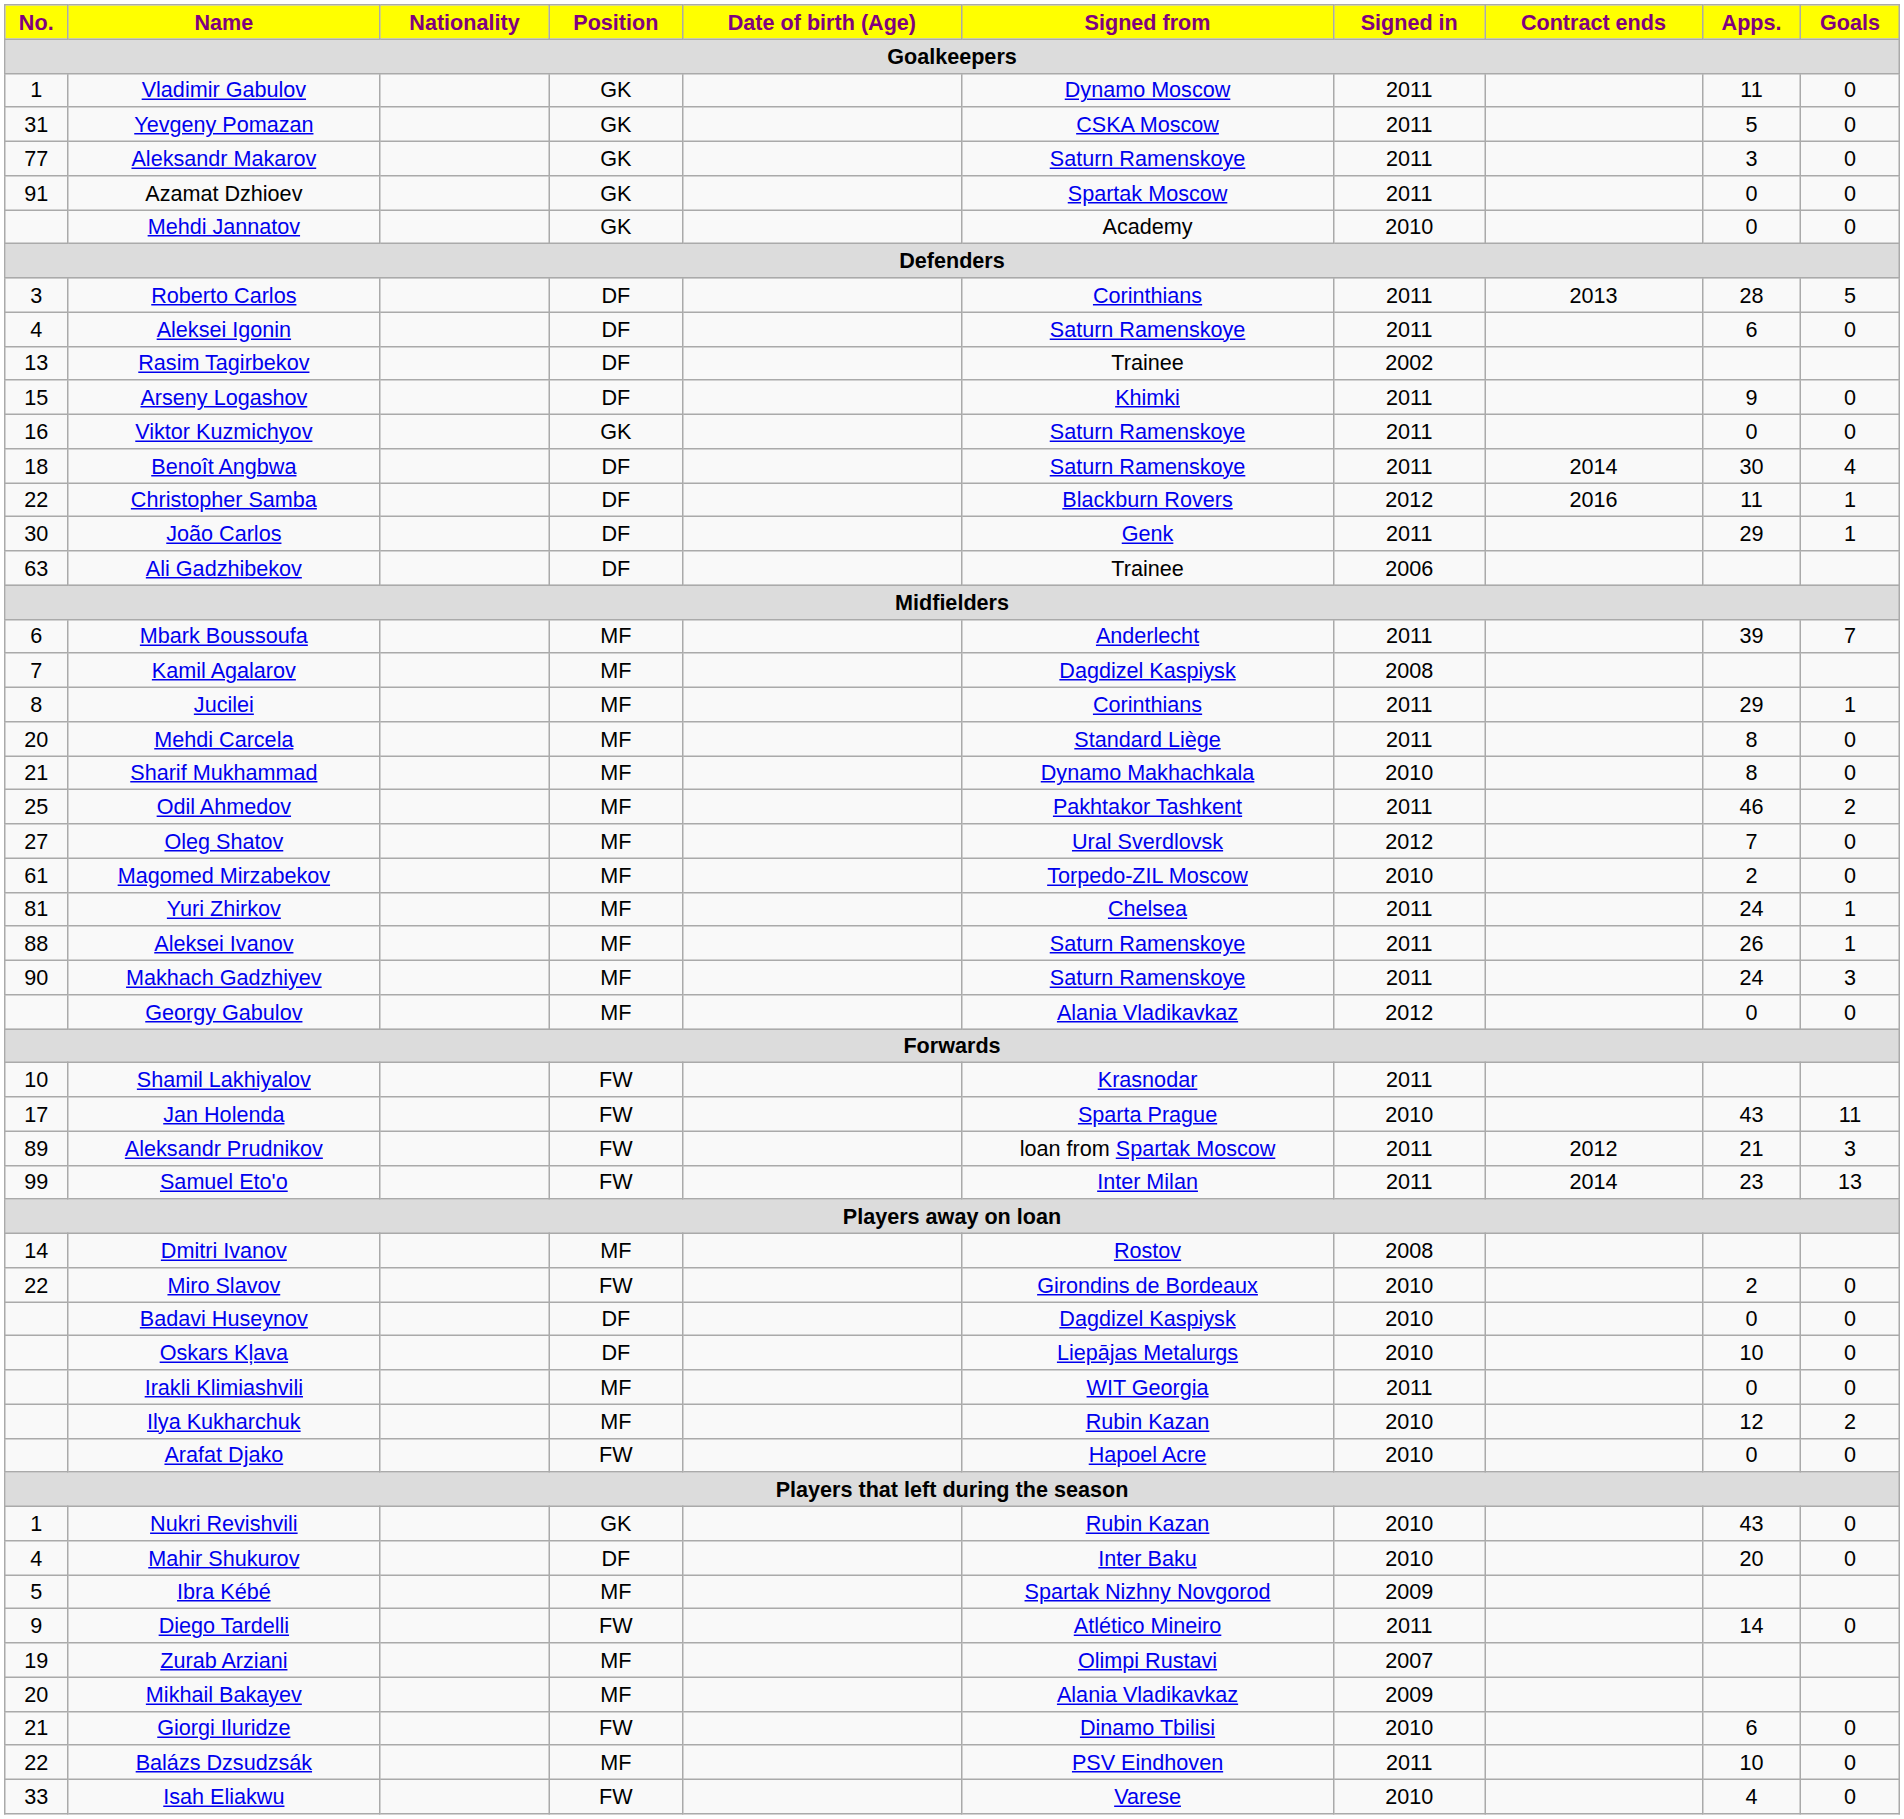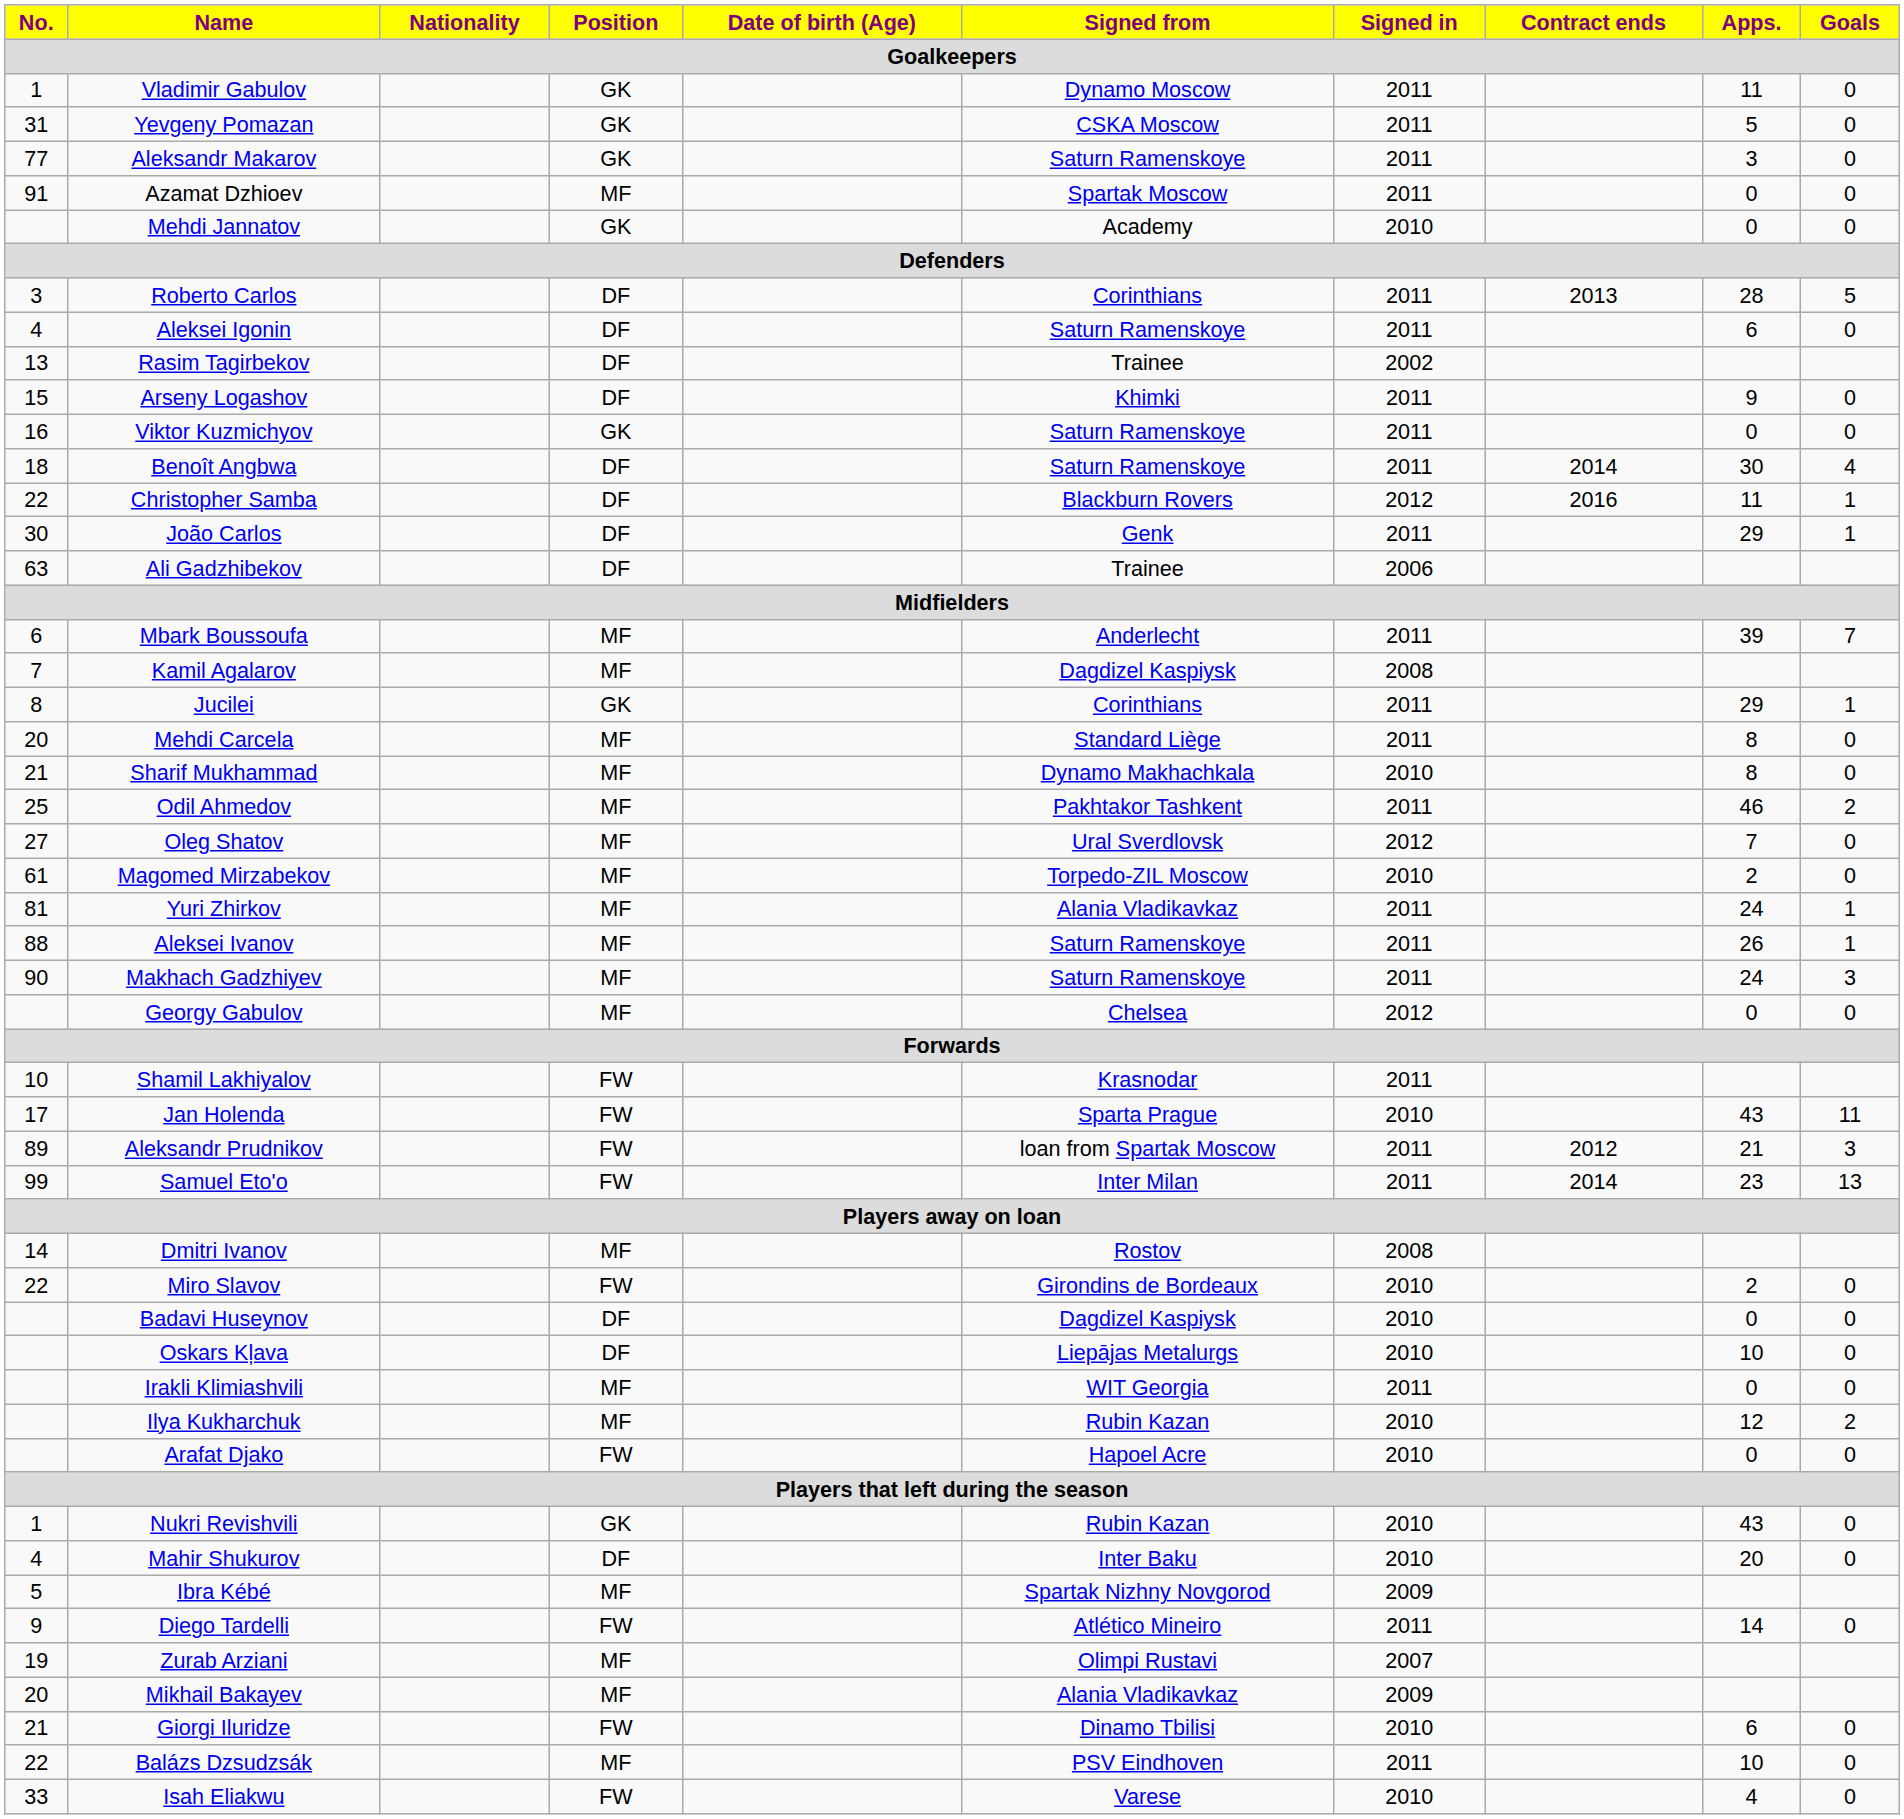(616, 193) GK -> (616, 193) MF
(616, 705) MF -> (616, 705) GK
(1148, 909) Chelsea -> (1148, 909) Alania Vladikavkaz
(1148, 1012) Alania Vladikavkaz -> (1148, 1012) Chelsea
